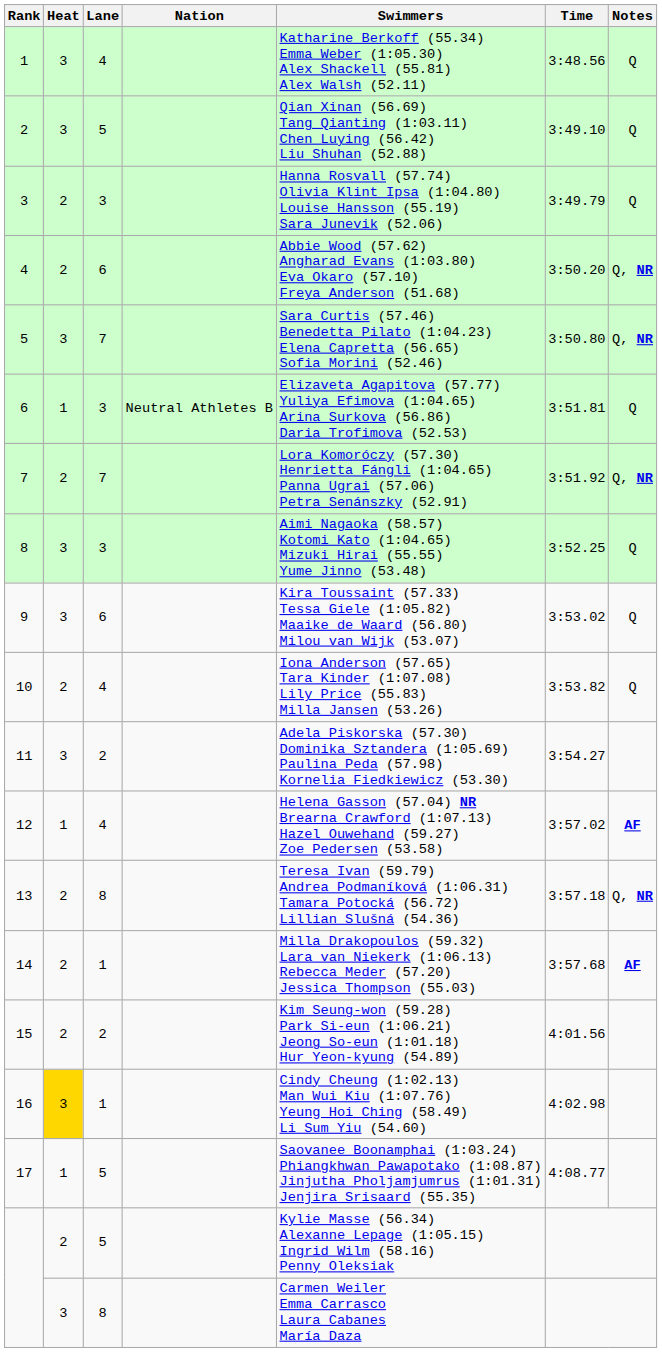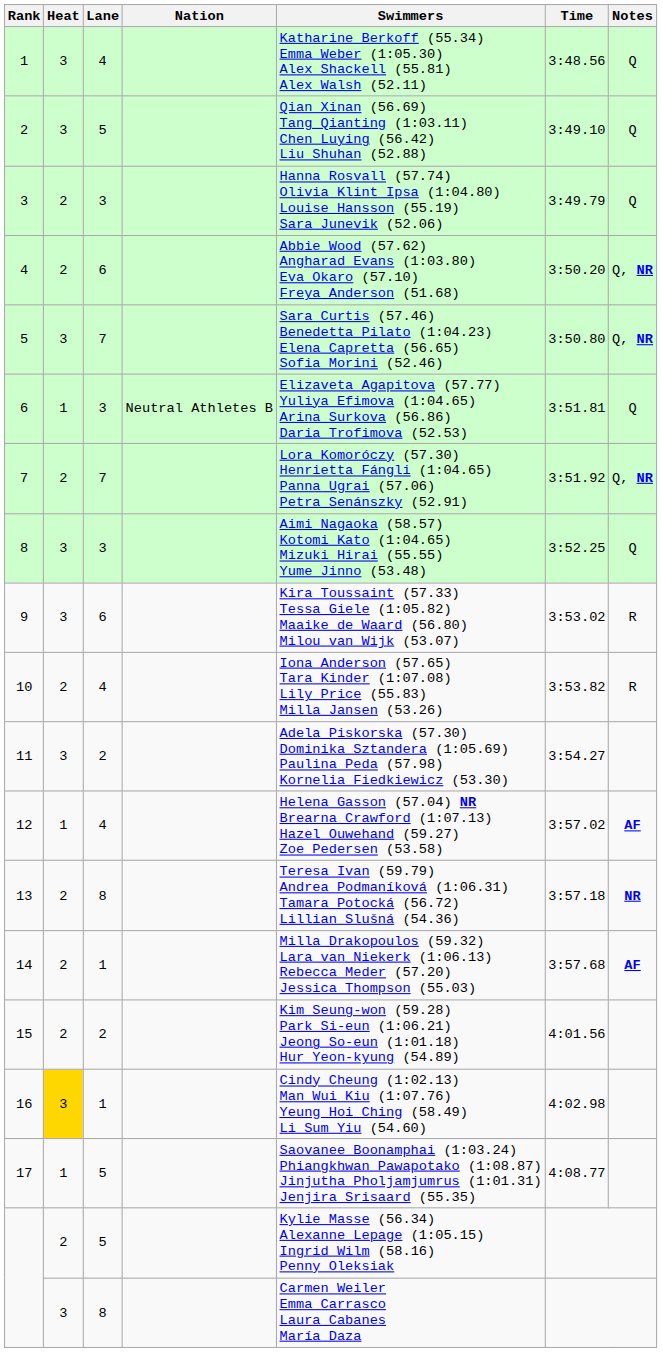(633, 617) Q -> (633, 617) R
(633, 687) Q -> (633, 687) R
(633, 895) Q, NR -> (633, 895) NR
